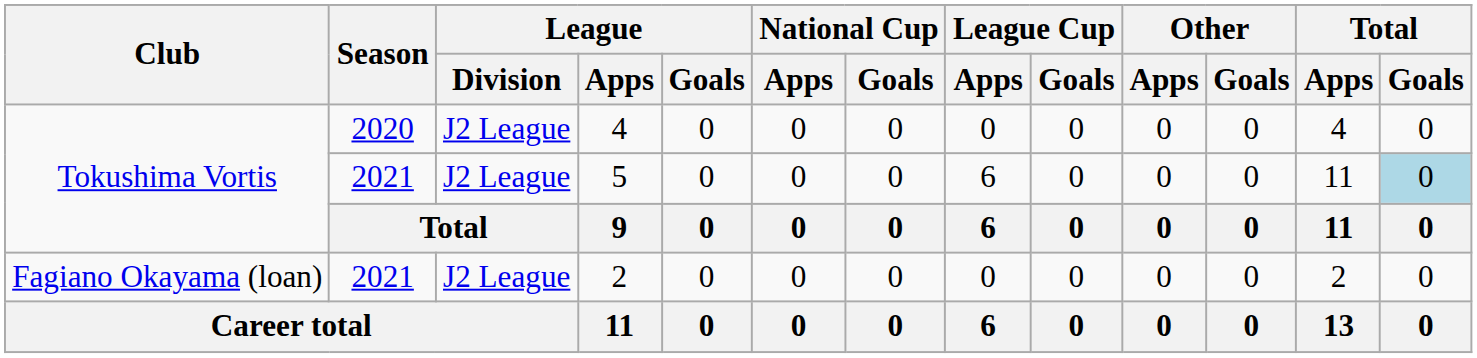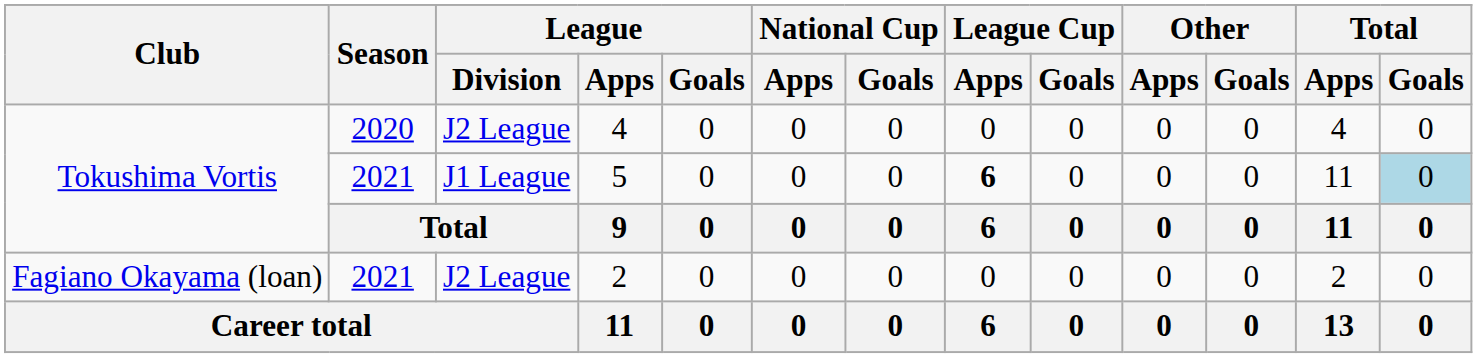(507, 177) J2 League -> (507, 177) J1 League
(988, 177) normal -> (988, 177) bold
